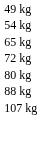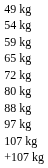+ row: (18, 42)
+ row: (18, 124)
+ row: (24, 157)
